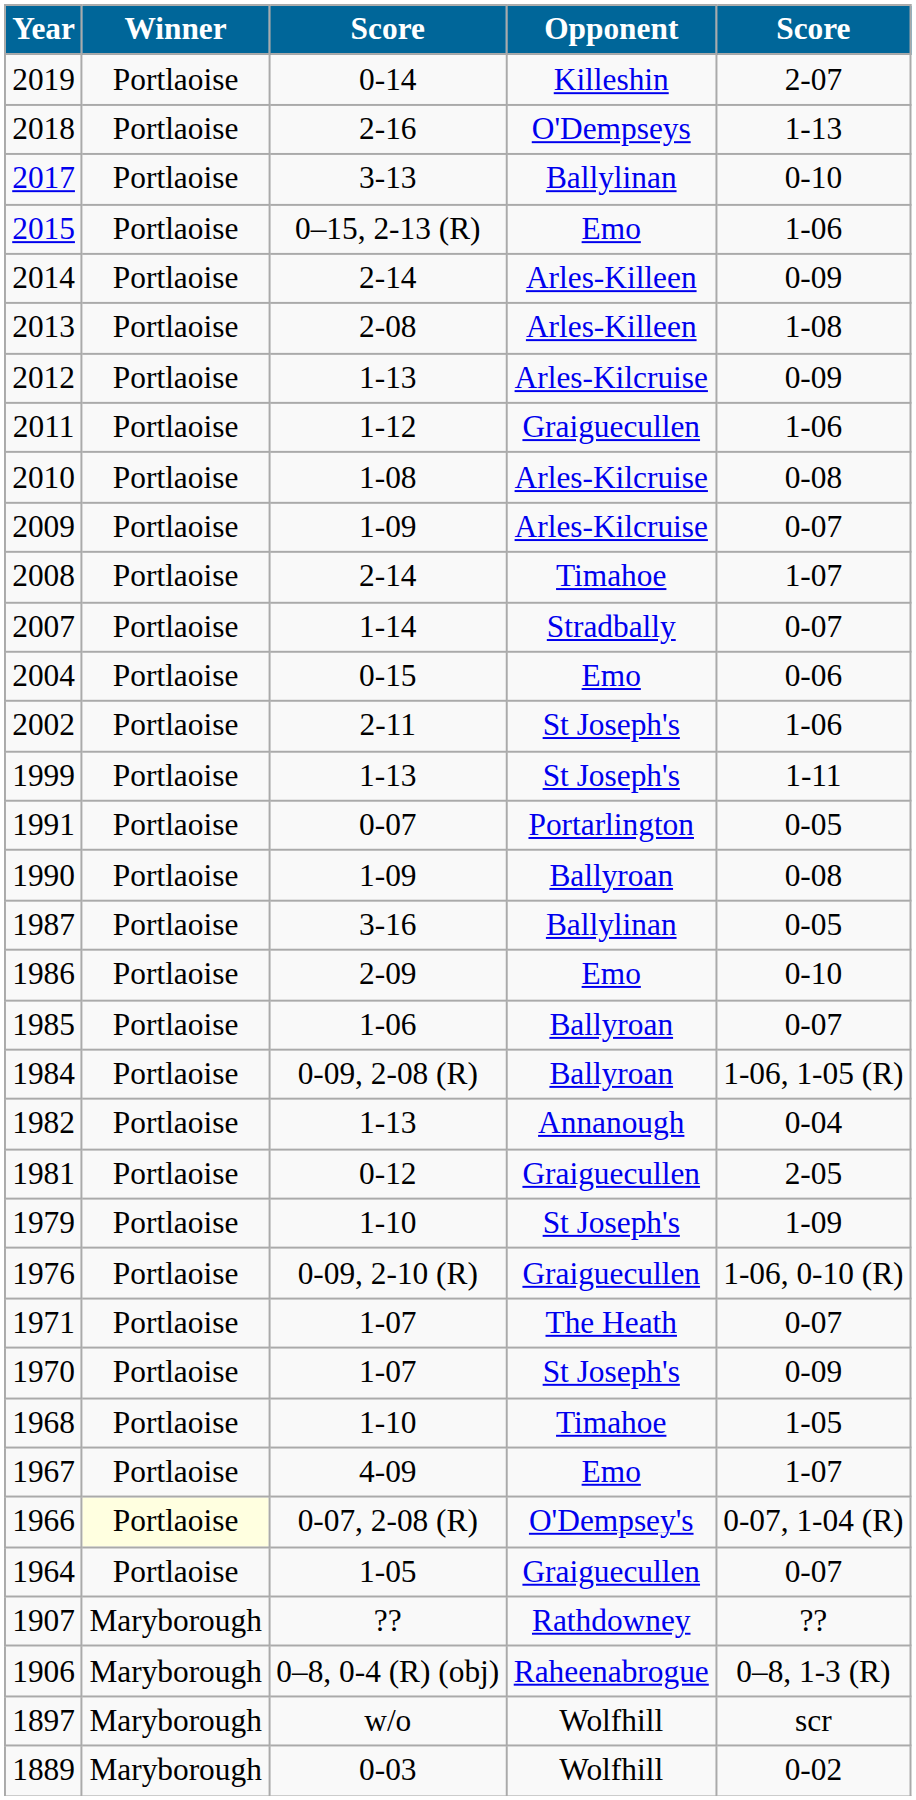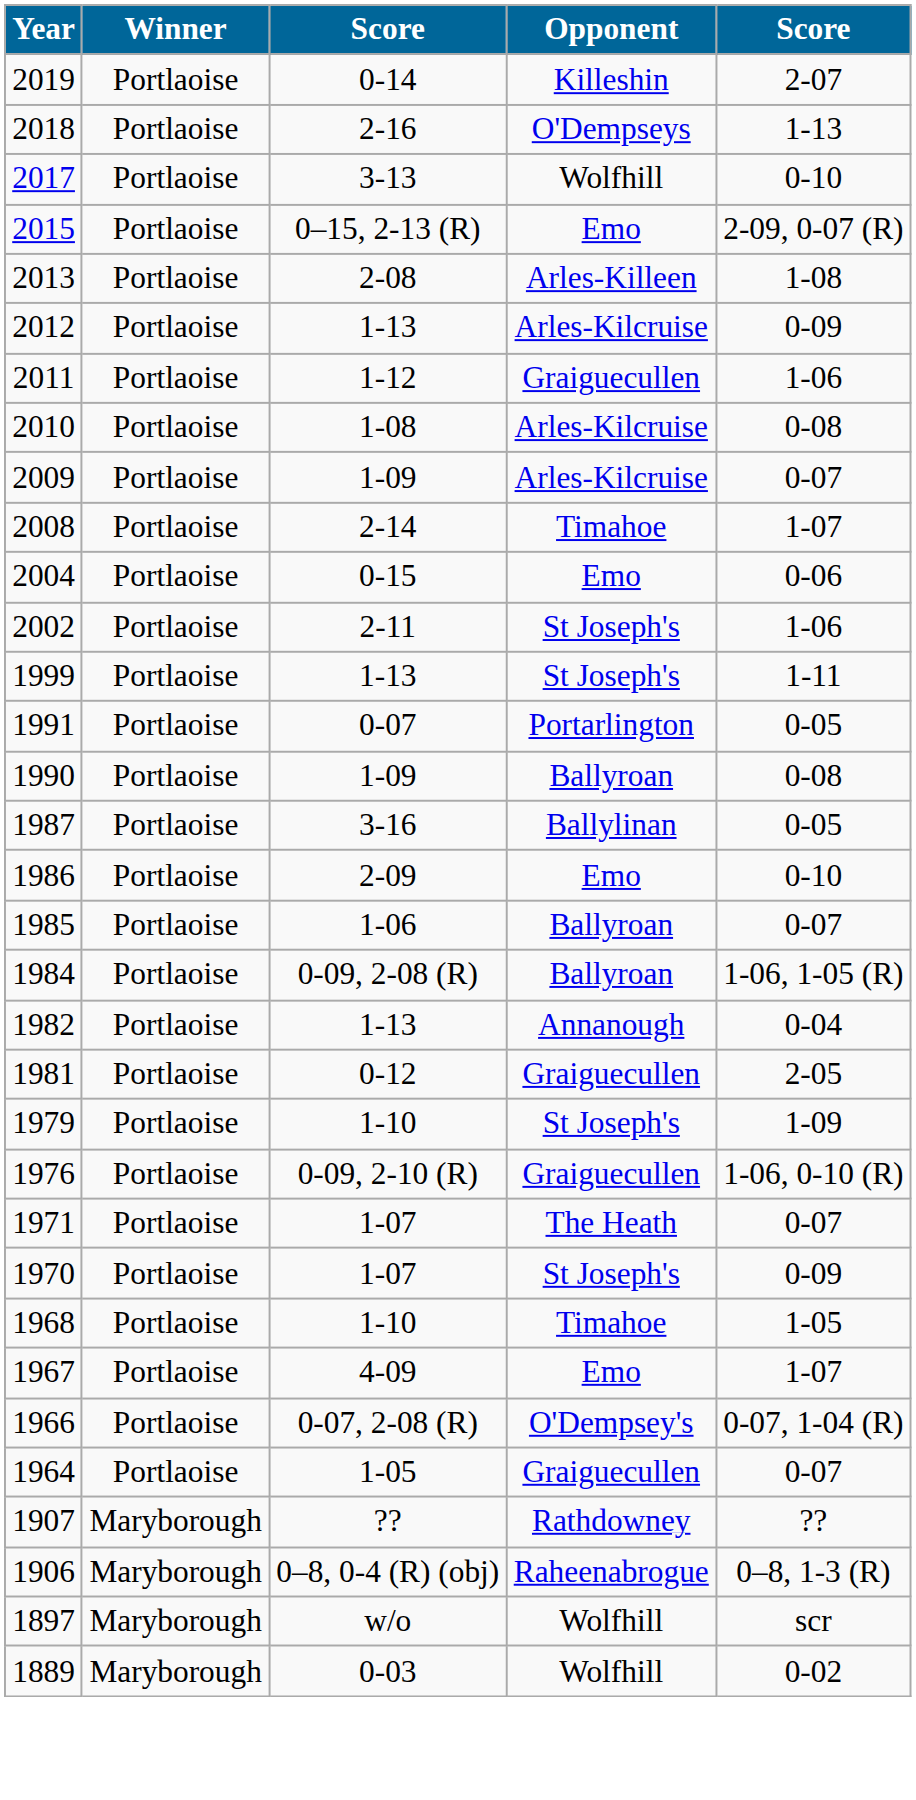(611, 178) Ballylinan -> (611, 178) Wolfhill
(813, 228) 1-06 -> (813, 228) 2-09, 0-07 (R)
- row: (44, 278)
- row: (44, 626)
(176, 1521) lightyellow background -> (176, 1421) no background
